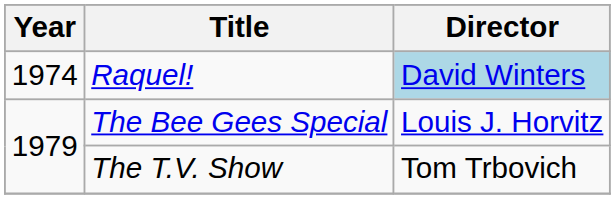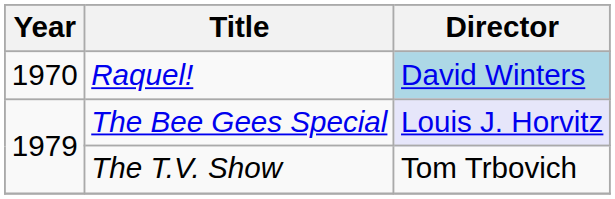(45, 74) 1974 -> (45, 74) 1970
(502, 121) no background -> (502, 121) lavender background
